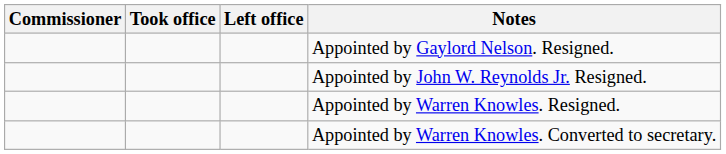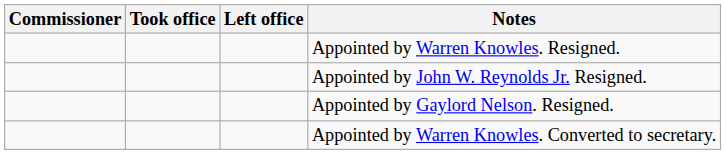rows swapped: (463, 47) <-> (466, 105)
